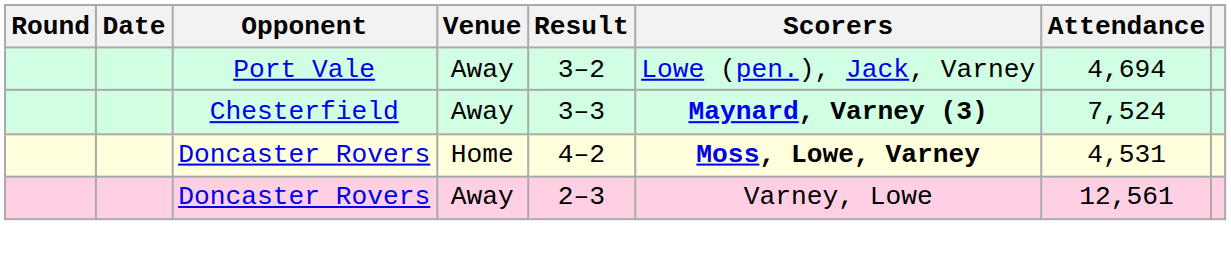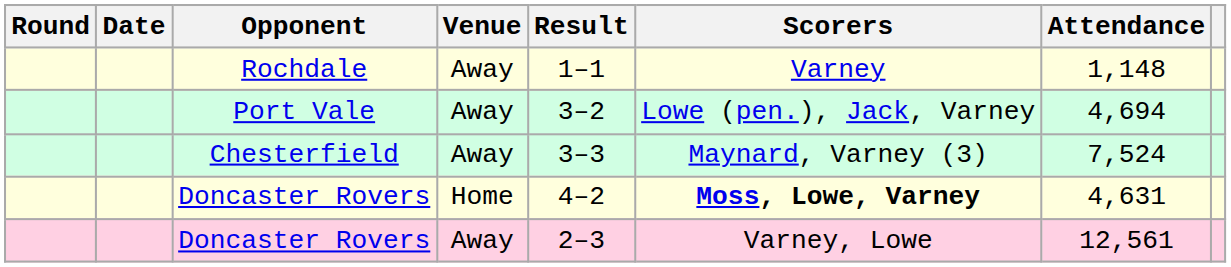+ row: (304, 69)
(838, 112) bold -> (838, 155) normal
(1127, 155) 4,531 -> (1127, 198) 4,631
